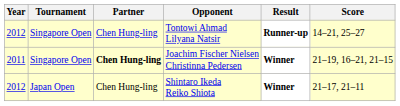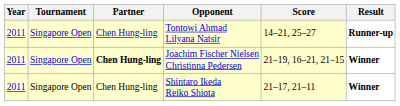columns swapped: (353, 12) <-> (286, 12)
(16, 34) 2012 -> (16, 34) 2011
(16, 87) 2012 -> (16, 87) 2011
(52, 87) Japan Open -> (61, 87) Singapore Open
